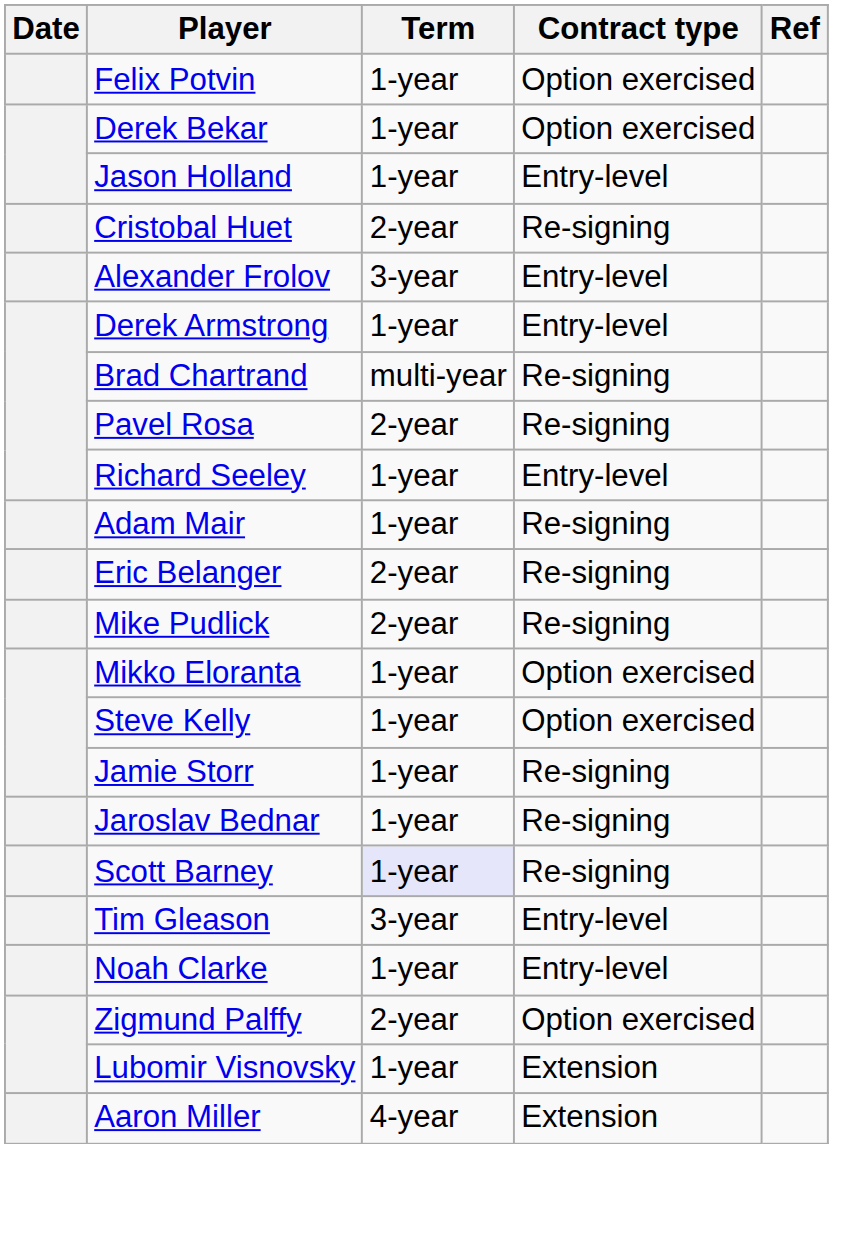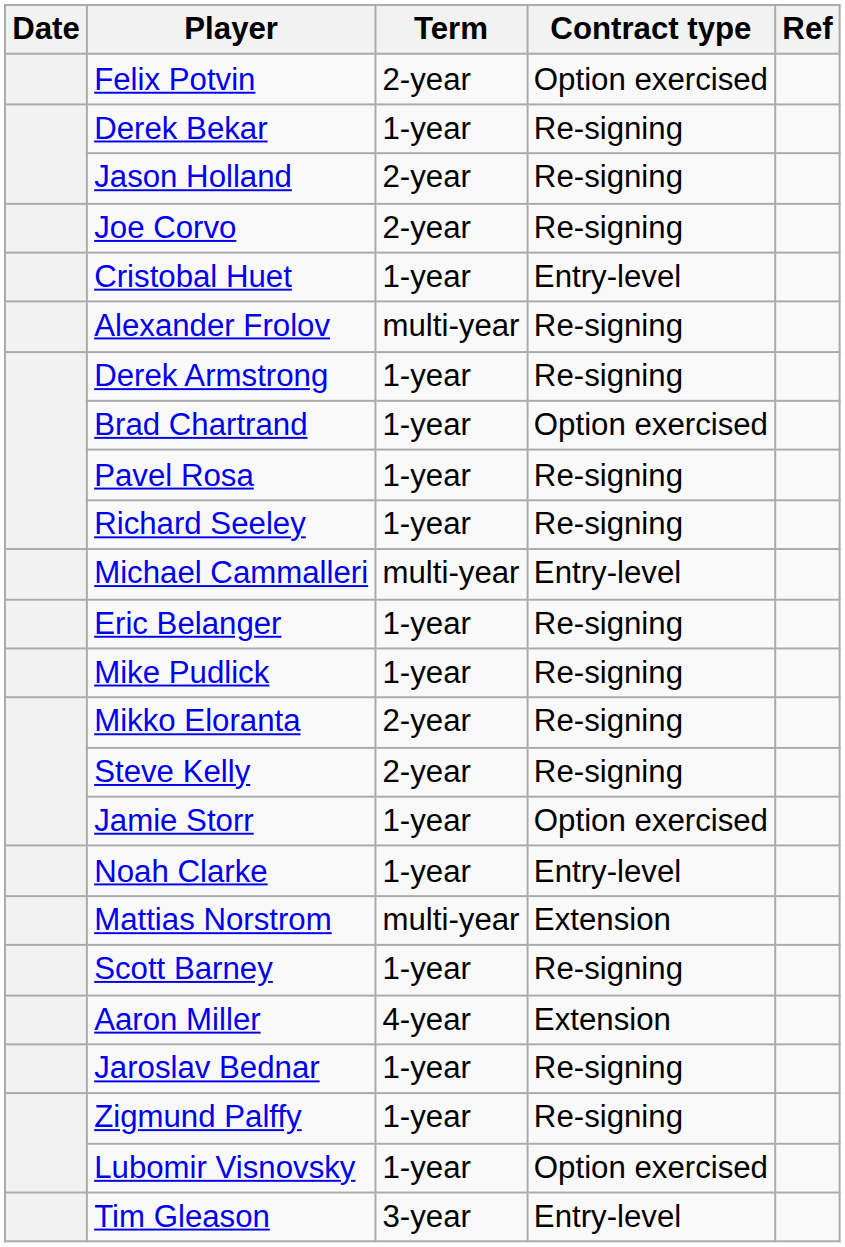(414, 78) 1-year -> (427, 78) 2-year
(638, 128) Option exercised -> (608, 128) Re-signing
(414, 177) 1-year -> (427, 177) 2-year
(595, 177) Entry-level -> (608, 177) Re-signing
+ row: (165, 227)
(414, 227) 2-year -> (427, 276) 1-year
(596, 227) Re-signing -> (608, 276) Entry-level
(414, 276) 3-year -> (451, 326) multi-year
(595, 276) Entry-level -> (608, 326) Re-signing
(595, 326) Entry-level -> (608, 375) Re-signing
(438, 375) multi-year -> (427, 425) 1-year
(596, 375) Re-signing -> (651, 425) Option exercised
(414, 425) 2-year -> (427, 474) 1-year
(595, 474) Entry-level -> (608, 524) Re-signing
- row: (170, 524)
+ row: (231, 573)
(414, 573) 2-year -> (427, 623) 1-year
(414, 623) 2-year -> (427, 672) 1-year
(414, 672) 1-year -> (427, 721) 2-year
(638, 672) Option exercised -> (608, 721) Re-signing
(414, 721) 1-year -> (427, 771) 2-year
(638, 721) Option exercised -> (608, 771) Re-signing
(596, 771) Re-signing -> (651, 820) Option exercised
rows swapped: (207, 820) <-> (181, 969)
+ row: (213, 919)
(414, 870) lavender background -> (427, 969) no background
rows swapped: (177, 1117) <-> (182, 919)
(414, 1018) 2-year -> (427, 1117) 1-year
(638, 1018) Option exercised -> (608, 1117) Re-signing
(590, 1068) Extension -> (651, 1167) Option exercised
